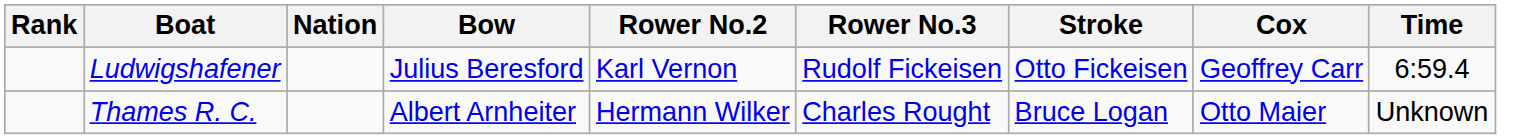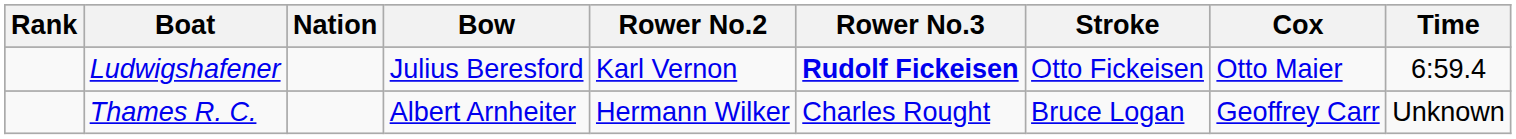(902, 68) normal -> (910, 68) bold
(1282, 68) Geoffrey Carr -> (1280, 68) Otto Maier
(1263, 111) Otto Maier -> (1298, 111) Geoffrey Carr
